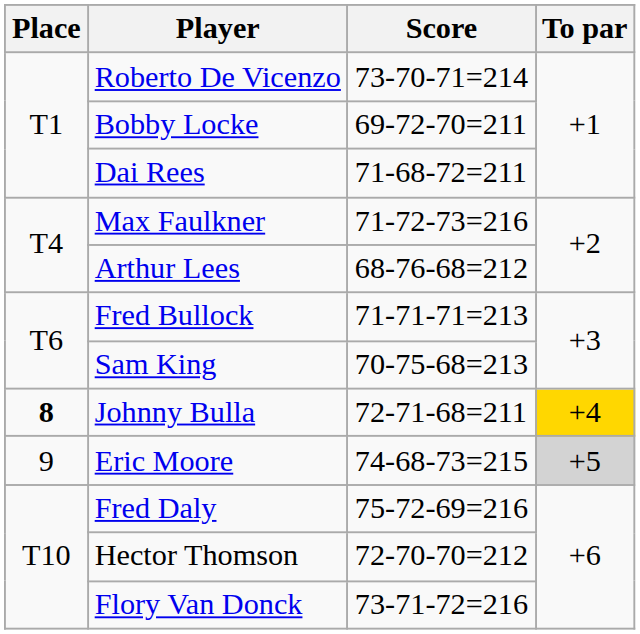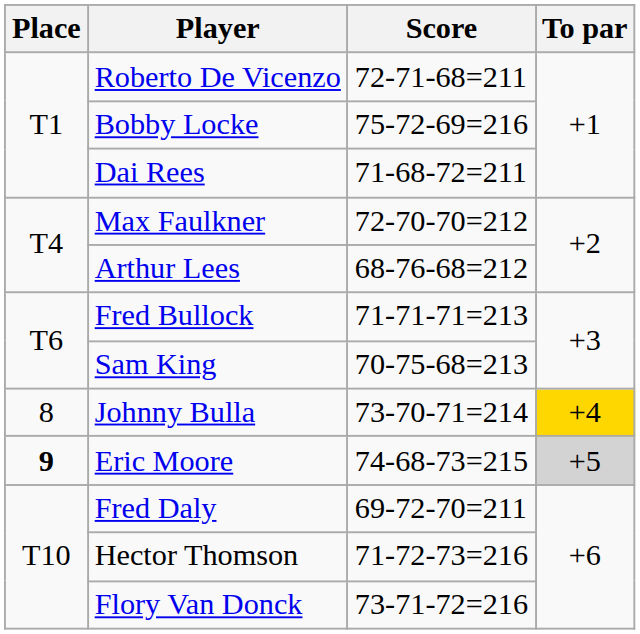(441, 76) 73-70-71=214 -> (441, 76) 72-71-68=211
(441, 124) 69-72-70=211 -> (441, 124) 75-72-69=216
(441, 220) 71-72-73=216 -> (441, 220) 72-70-70=212
(46, 412) bold -> (46, 412) normal
(441, 412) 72-71-68=211 -> (441, 412) 73-70-71=214
(46, 460) normal -> (46, 460) bold
(441, 508) 75-72-69=216 -> (441, 508) 69-72-70=211
(441, 556) 72-70-70=212 -> (441, 556) 71-72-73=216
